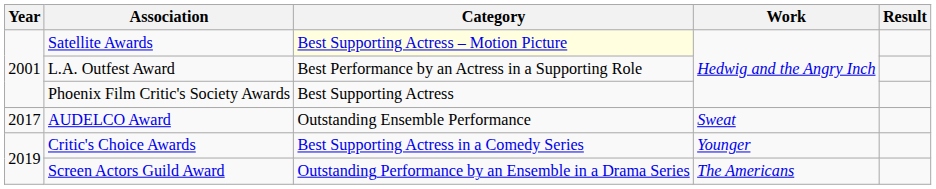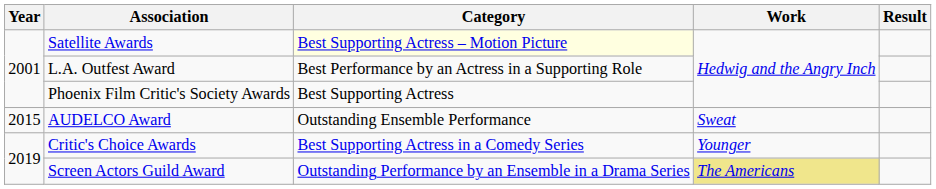(24, 119) 2017 -> (24, 119) 2015
(746, 171) no background -> (746, 171) khaki background
